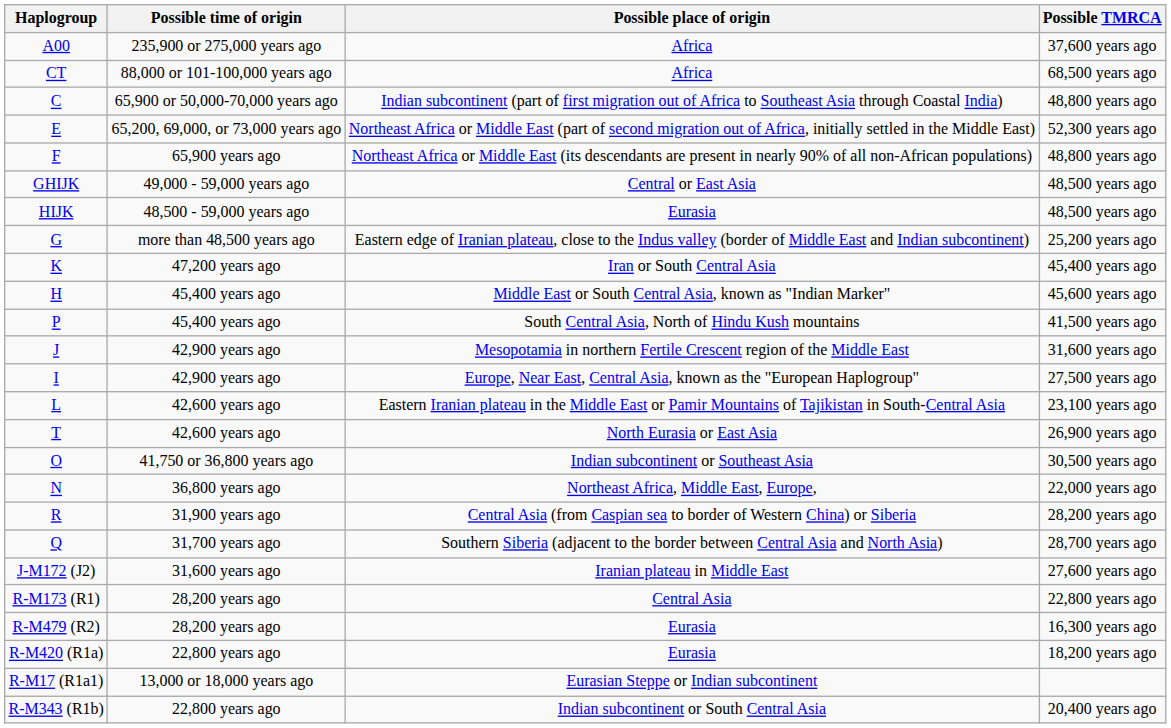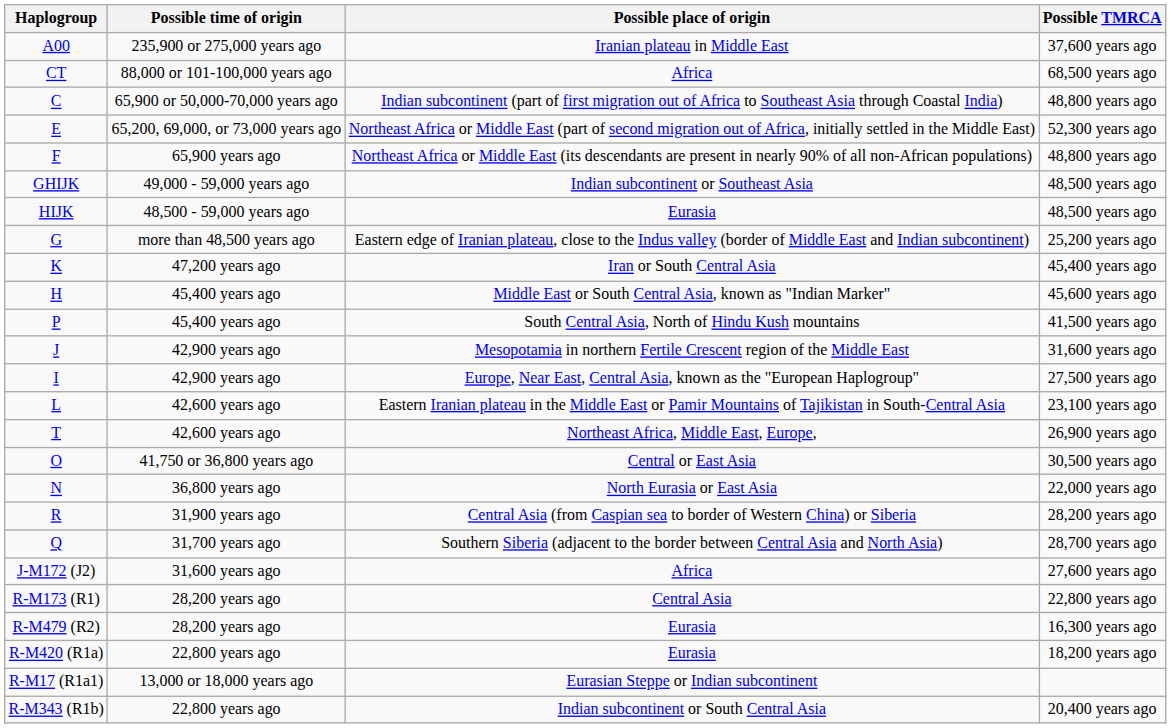(692, 45) Africa -> (692, 45) Iranian plateau in Middle East
(692, 184) Central or East Asia -> (692, 184) Indian subcontinent or Southeast Asia
(692, 432) North Eurasia or East Asia -> (692, 432) Northeast Africa, Middle East, Europe,
(692, 460) Indian subcontinent or Southeast Asia -> (692, 460) Central or East Asia
(692, 488) Northeast Africa, Middle East, Europe, -> (692, 488) North Eurasia or East Asia
(692, 571) Iranian plateau in Middle East -> (692, 571) Africa
